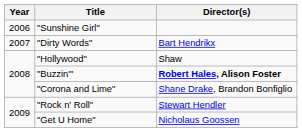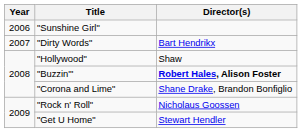(192, 105) Stewart Hendler -> (199, 105) Nicholaus Goossen
(199, 120) Nicholaus Goossen -> (192, 120) Stewart Hendler
